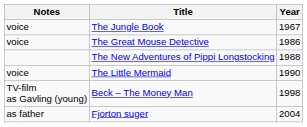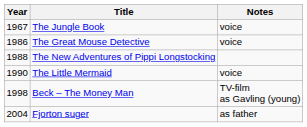columns swapped: (290, 12) <-> (47, 12)
